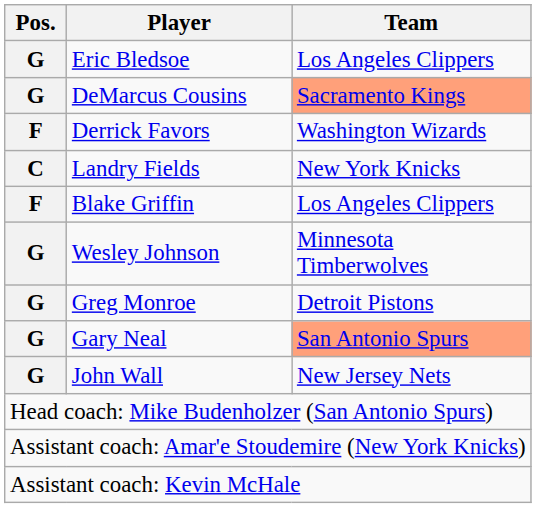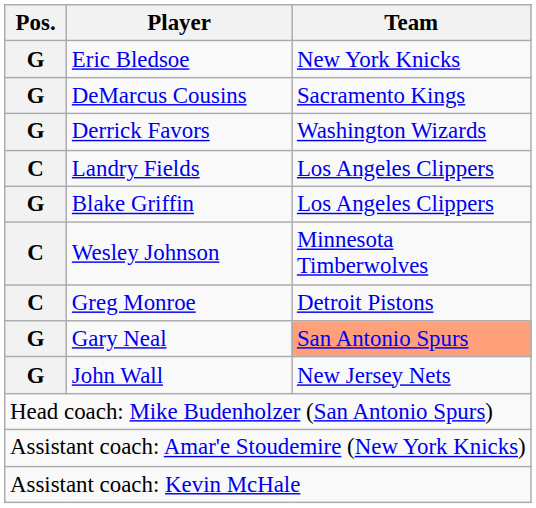(395, 58) Los Angeles Clippers -> (379, 58) New York Knicks
(381, 95) lightsalmon background -> (381, 95) no background
(36, 131) F -> (36, 131) G
(379, 167) New York Knicks -> (395, 167) Los Angeles Clippers
(36, 204) F -> (36, 204) G
(36, 253) G -> (36, 253) C
(36, 302) G -> (36, 302) C
